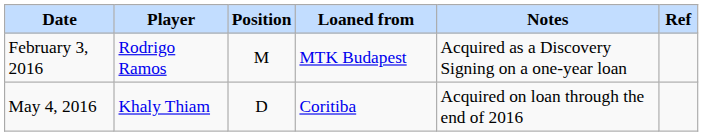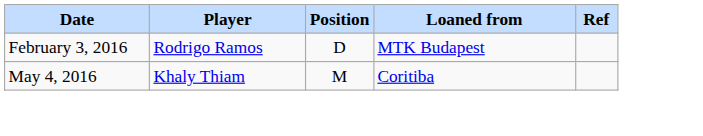- column: (548, 18)
(262, 57) M -> (340, 47) D
(262, 106) D -> (340, 76) M
